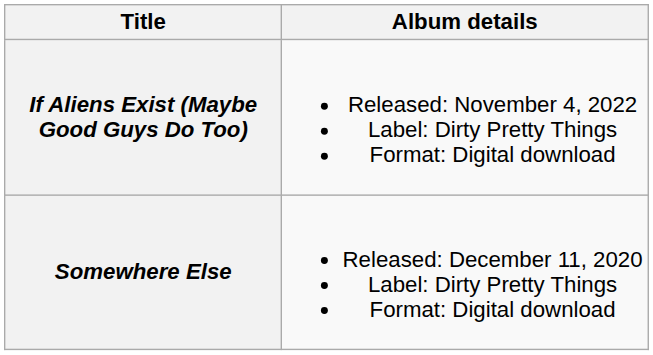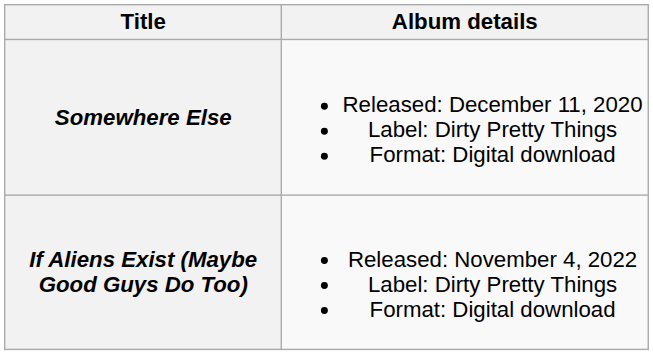rows swapped: (143, 271) <-> (143, 117)
